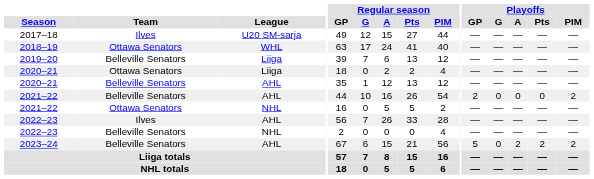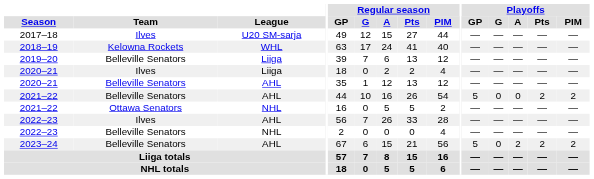(146, 46) Ottawa Senators -> (146, 46) Kelowna Rockets
(146, 71) Ottawa Senators -> (146, 71) Ilves
(475, 95) 2 -> (475, 95) 5
(542, 95) 0 -> (542, 95) 2
